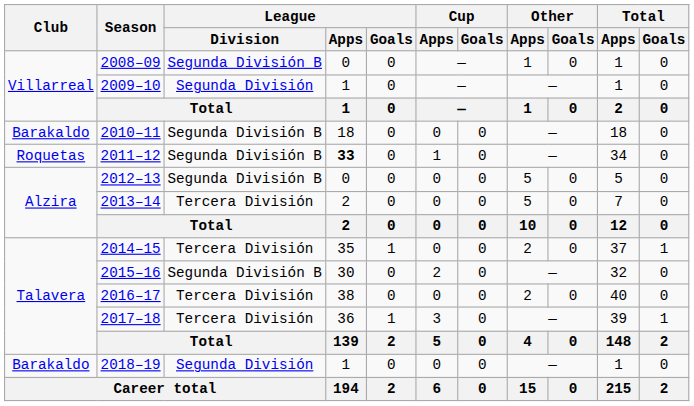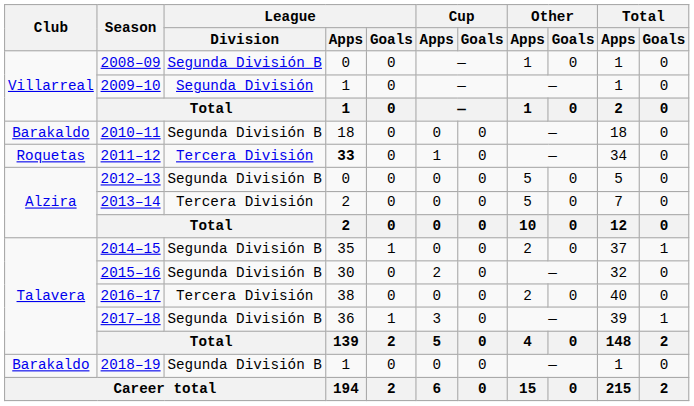(245, 156) Segunda División B -> (245, 156) Tercera División
(245, 249) Tercera División -> (245, 249) Segunda División B
(245, 319) Tercera División -> (245, 319) Segunda División B
(245, 366) Segunda División -> (245, 366) Segunda División B
